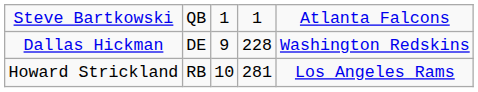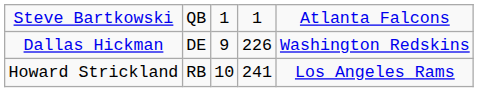(257, 45) 228 -> (257, 45) 226
(257, 72) 281 -> (257, 72) 241
